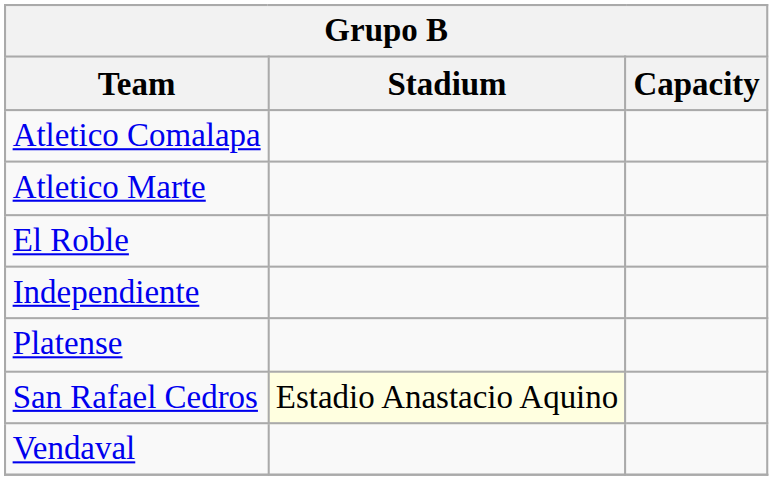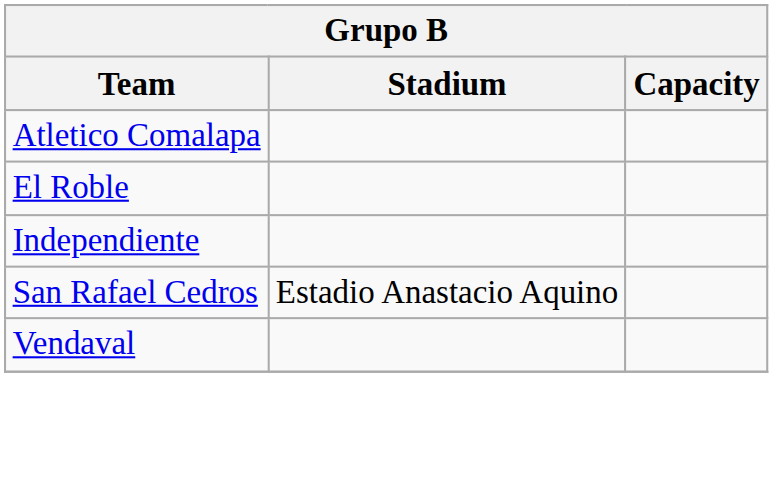- row: (109, 187)
- row: (68, 344)
(447, 396) lightyellow background -> (447, 291) no background
